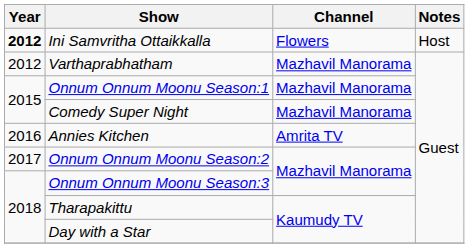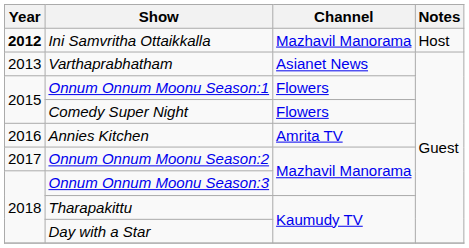(302, 40) Flowers -> (344, 40) Mazhavil Manorama
(25, 64) 2012 -> (25, 64) 2013
(344, 64) Mazhavil Manorama -> (322, 64) Asianet News
(344, 88) Mazhavil Manorama -> (302, 88) Flowers
(344, 112) Mazhavil Manorama -> (302, 112) Flowers
